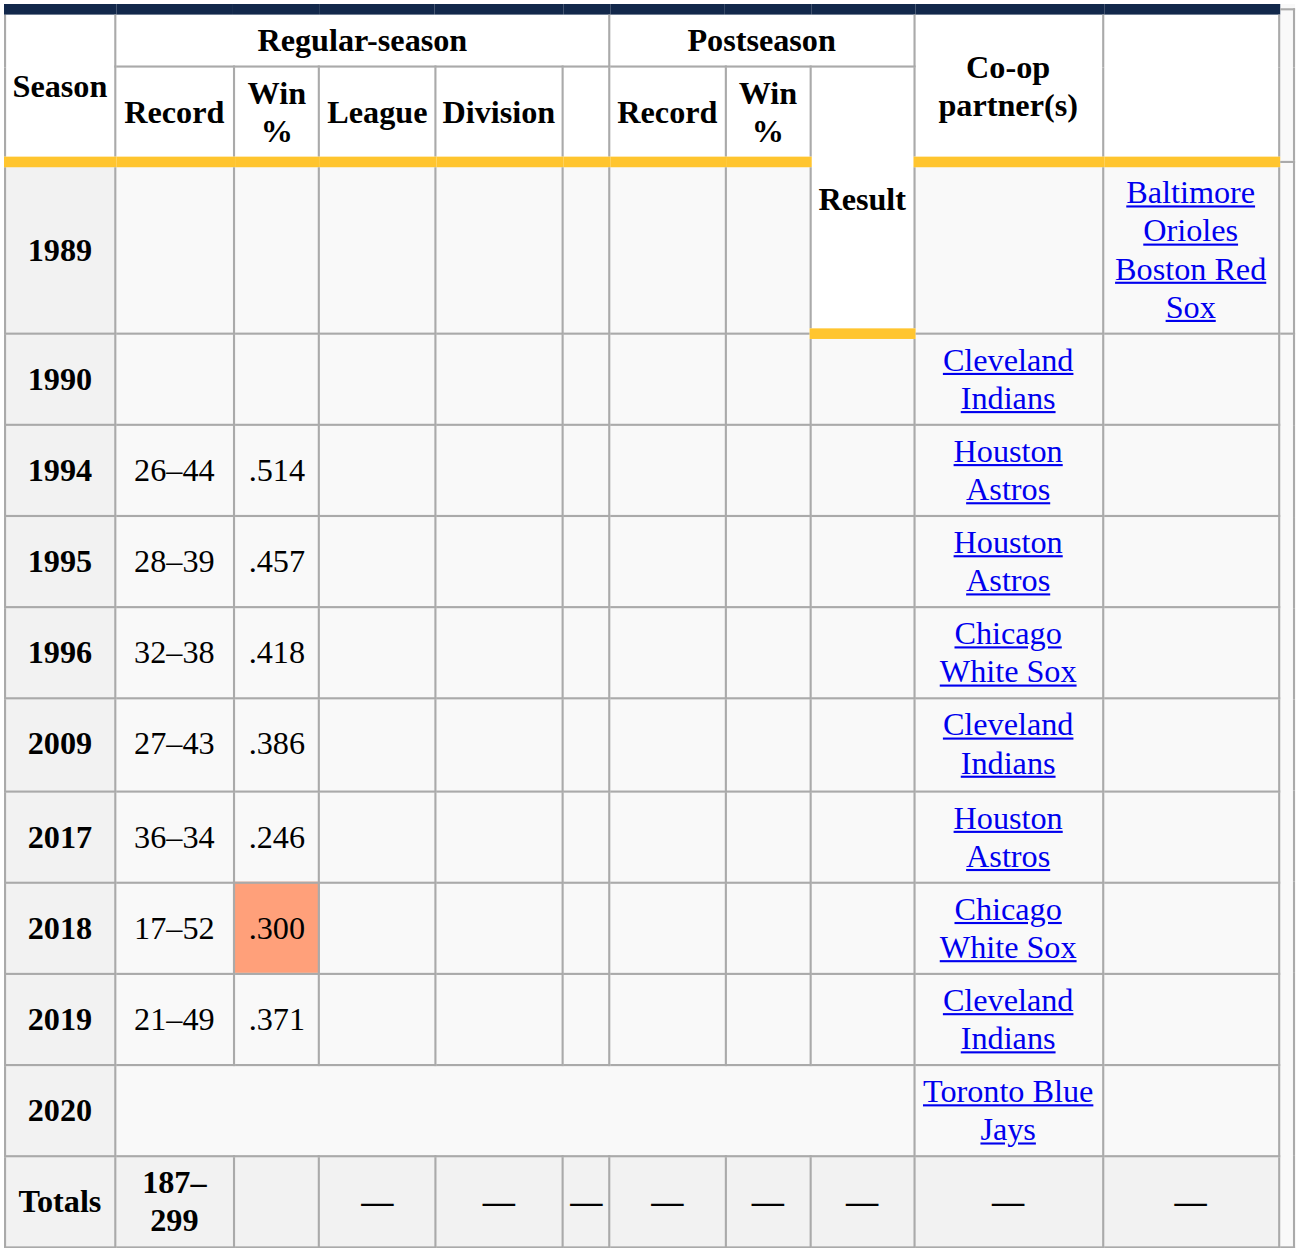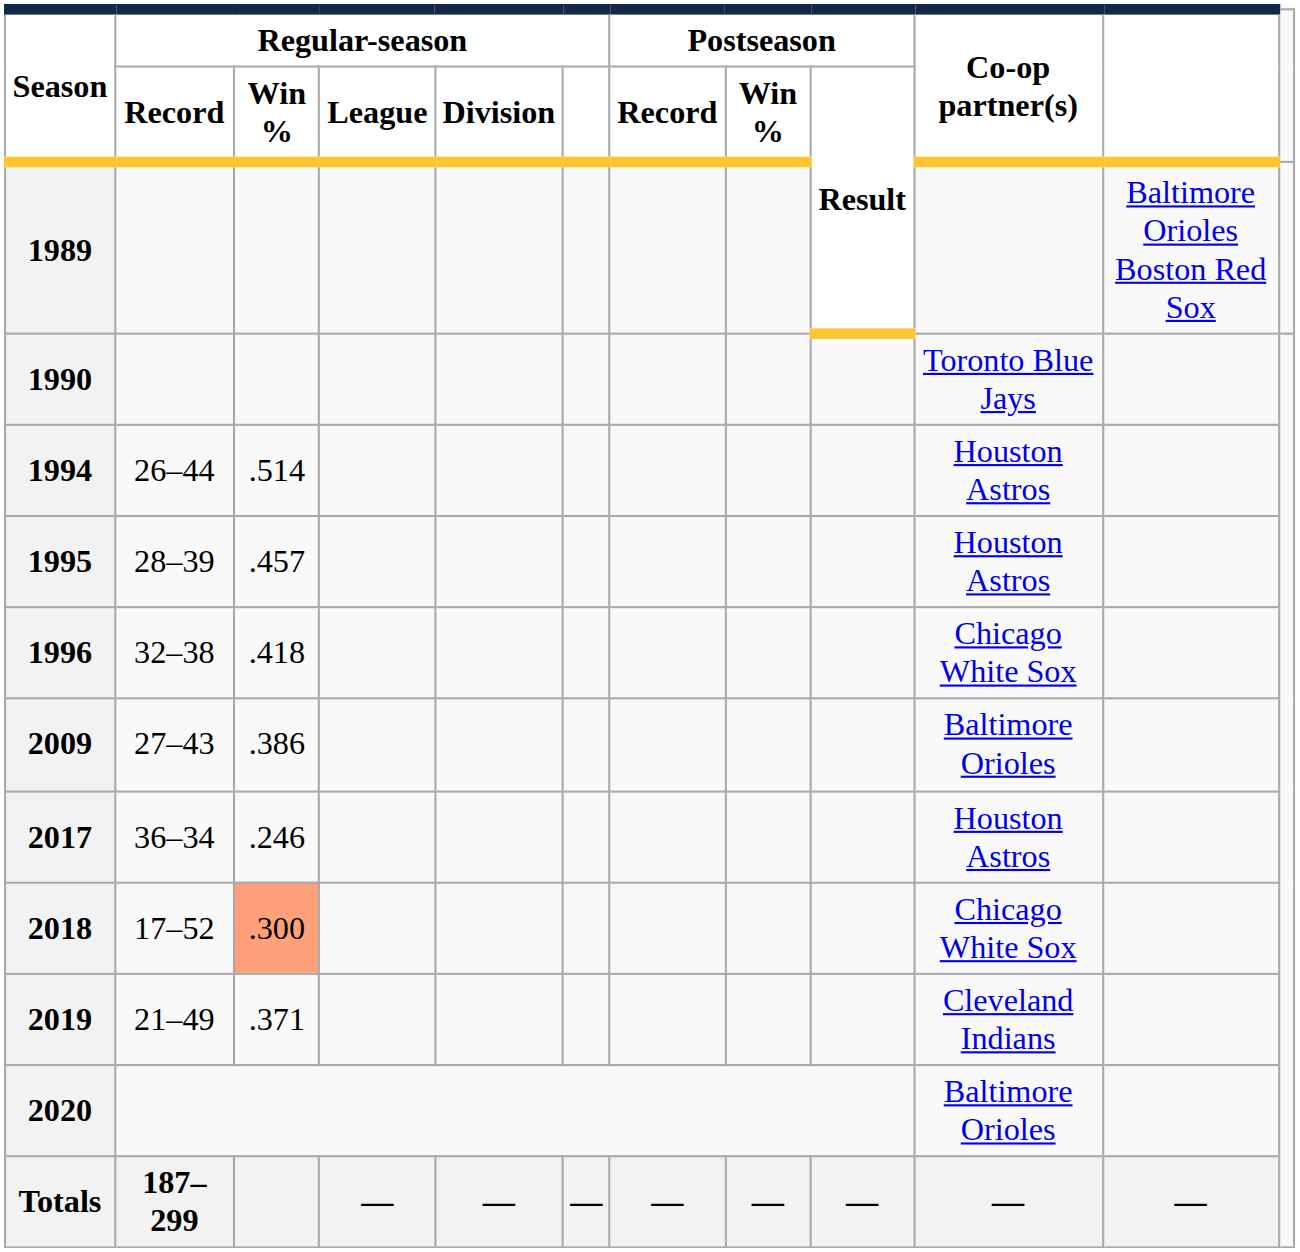(1008, 379) Cleveland Indians -> (1008, 379) Toronto Blue Jays
(1008, 744) Cleveland Indians -> (1008, 744) Baltimore Orioles
(1008, 1109) Toronto Blue Jays -> (1008, 1109) Baltimore Orioles
